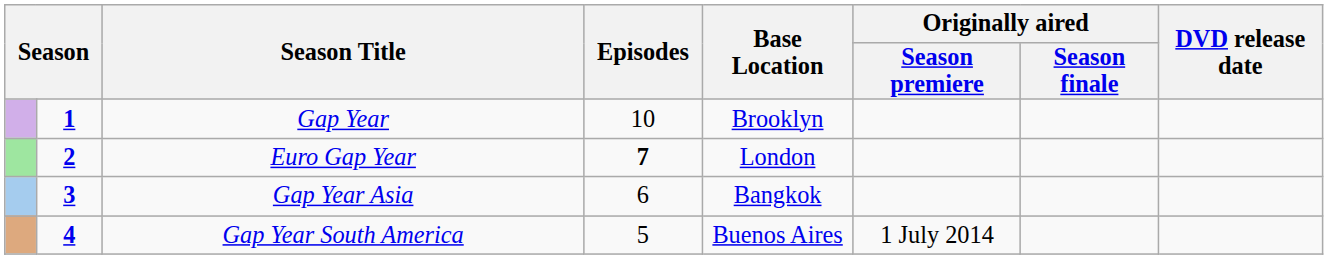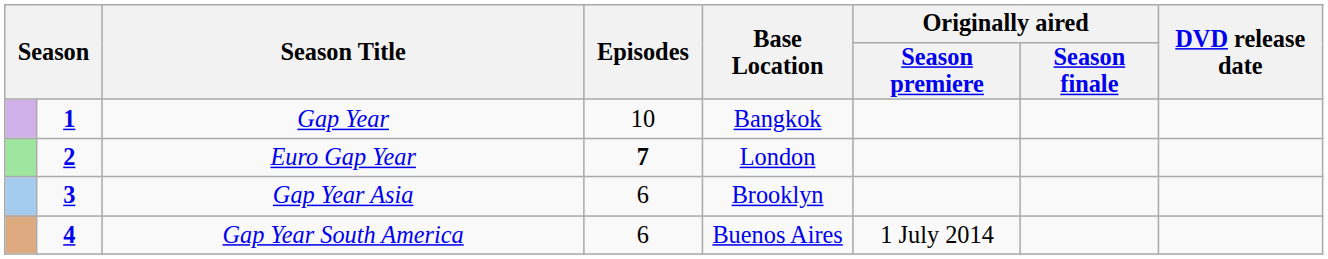(778, 118) Brooklyn -> (778, 118) Bangkok
(778, 195) Bangkok -> (778, 195) Brooklyn
(643, 234) 5 -> (643, 234) 6
